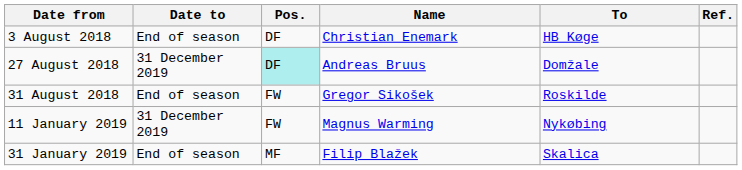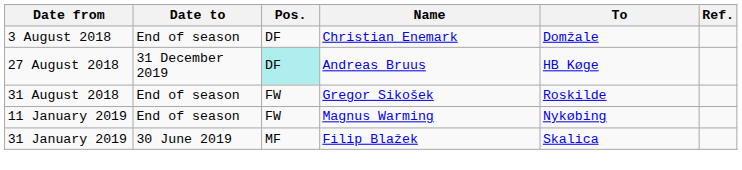(571, 37) HB Køge -> (571, 37) Domžale
(571, 66) Domžale -> (571, 66) HB Køge
(180, 125) 31 December 2019 -> (188, 117) End of season
(188, 154) End of season -> (184, 139) 30 June 2019
